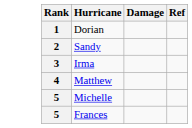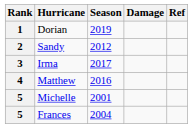+ column: (106, 13)
